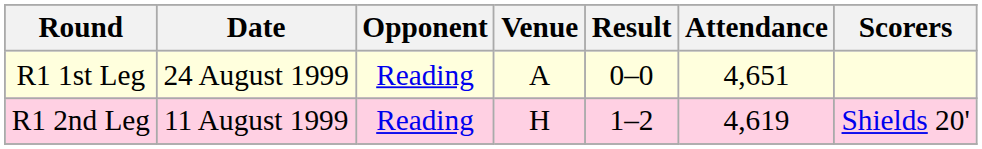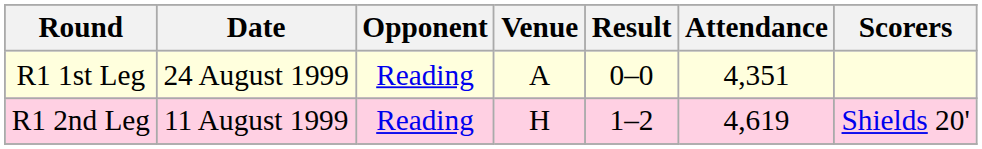(756, 74) 4,651 -> (756, 74) 4,351
